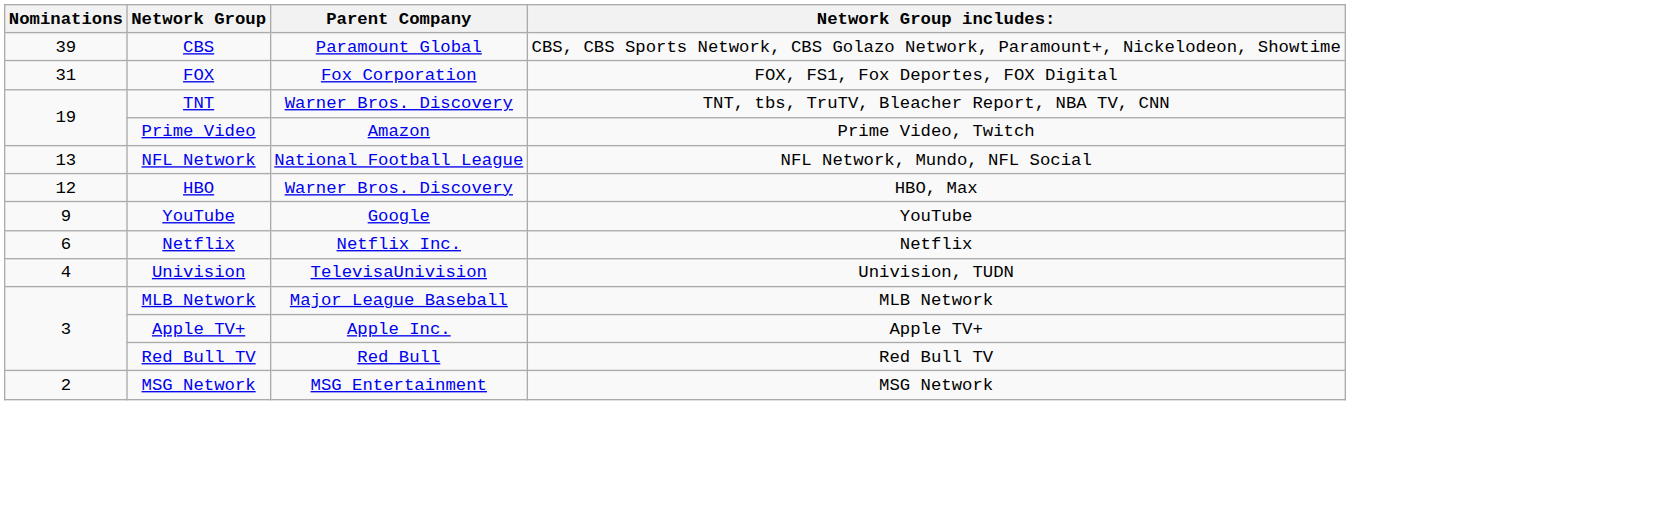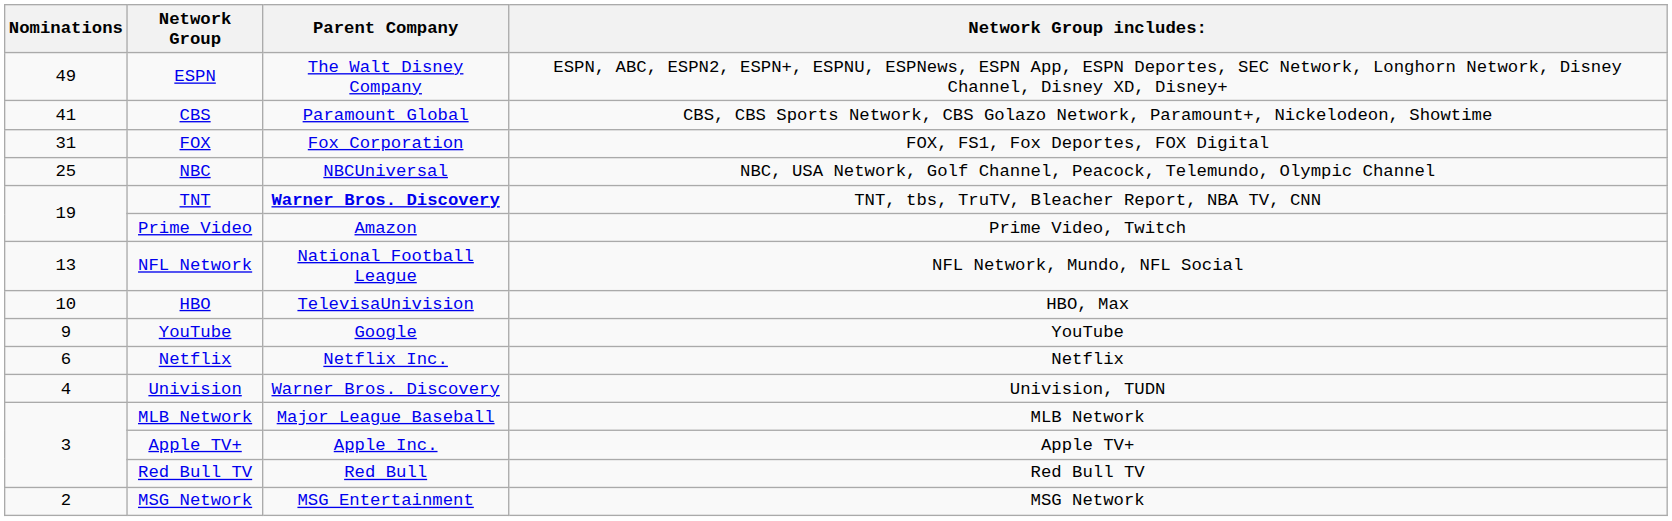+ row: (195, 77)
(66, 47) 39 -> (66, 115) 41
+ row: (195, 171)
(399, 103) normal -> (386, 200) bold
(66, 188) 12 -> (66, 304) 10
(399, 188) Warner Bros. Discovery -> (386, 304) TelevisaUnivision
(399, 272) TelevisaUnivision -> (386, 389) Warner Bros. Discovery
